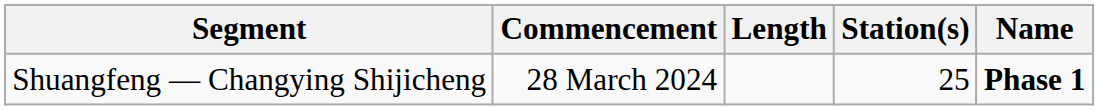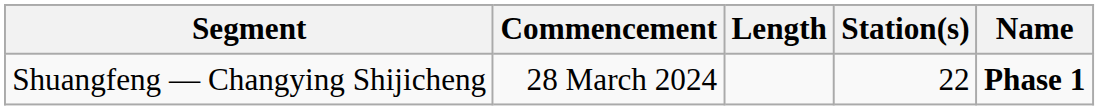(954, 78) 25 -> (954, 78) 22
